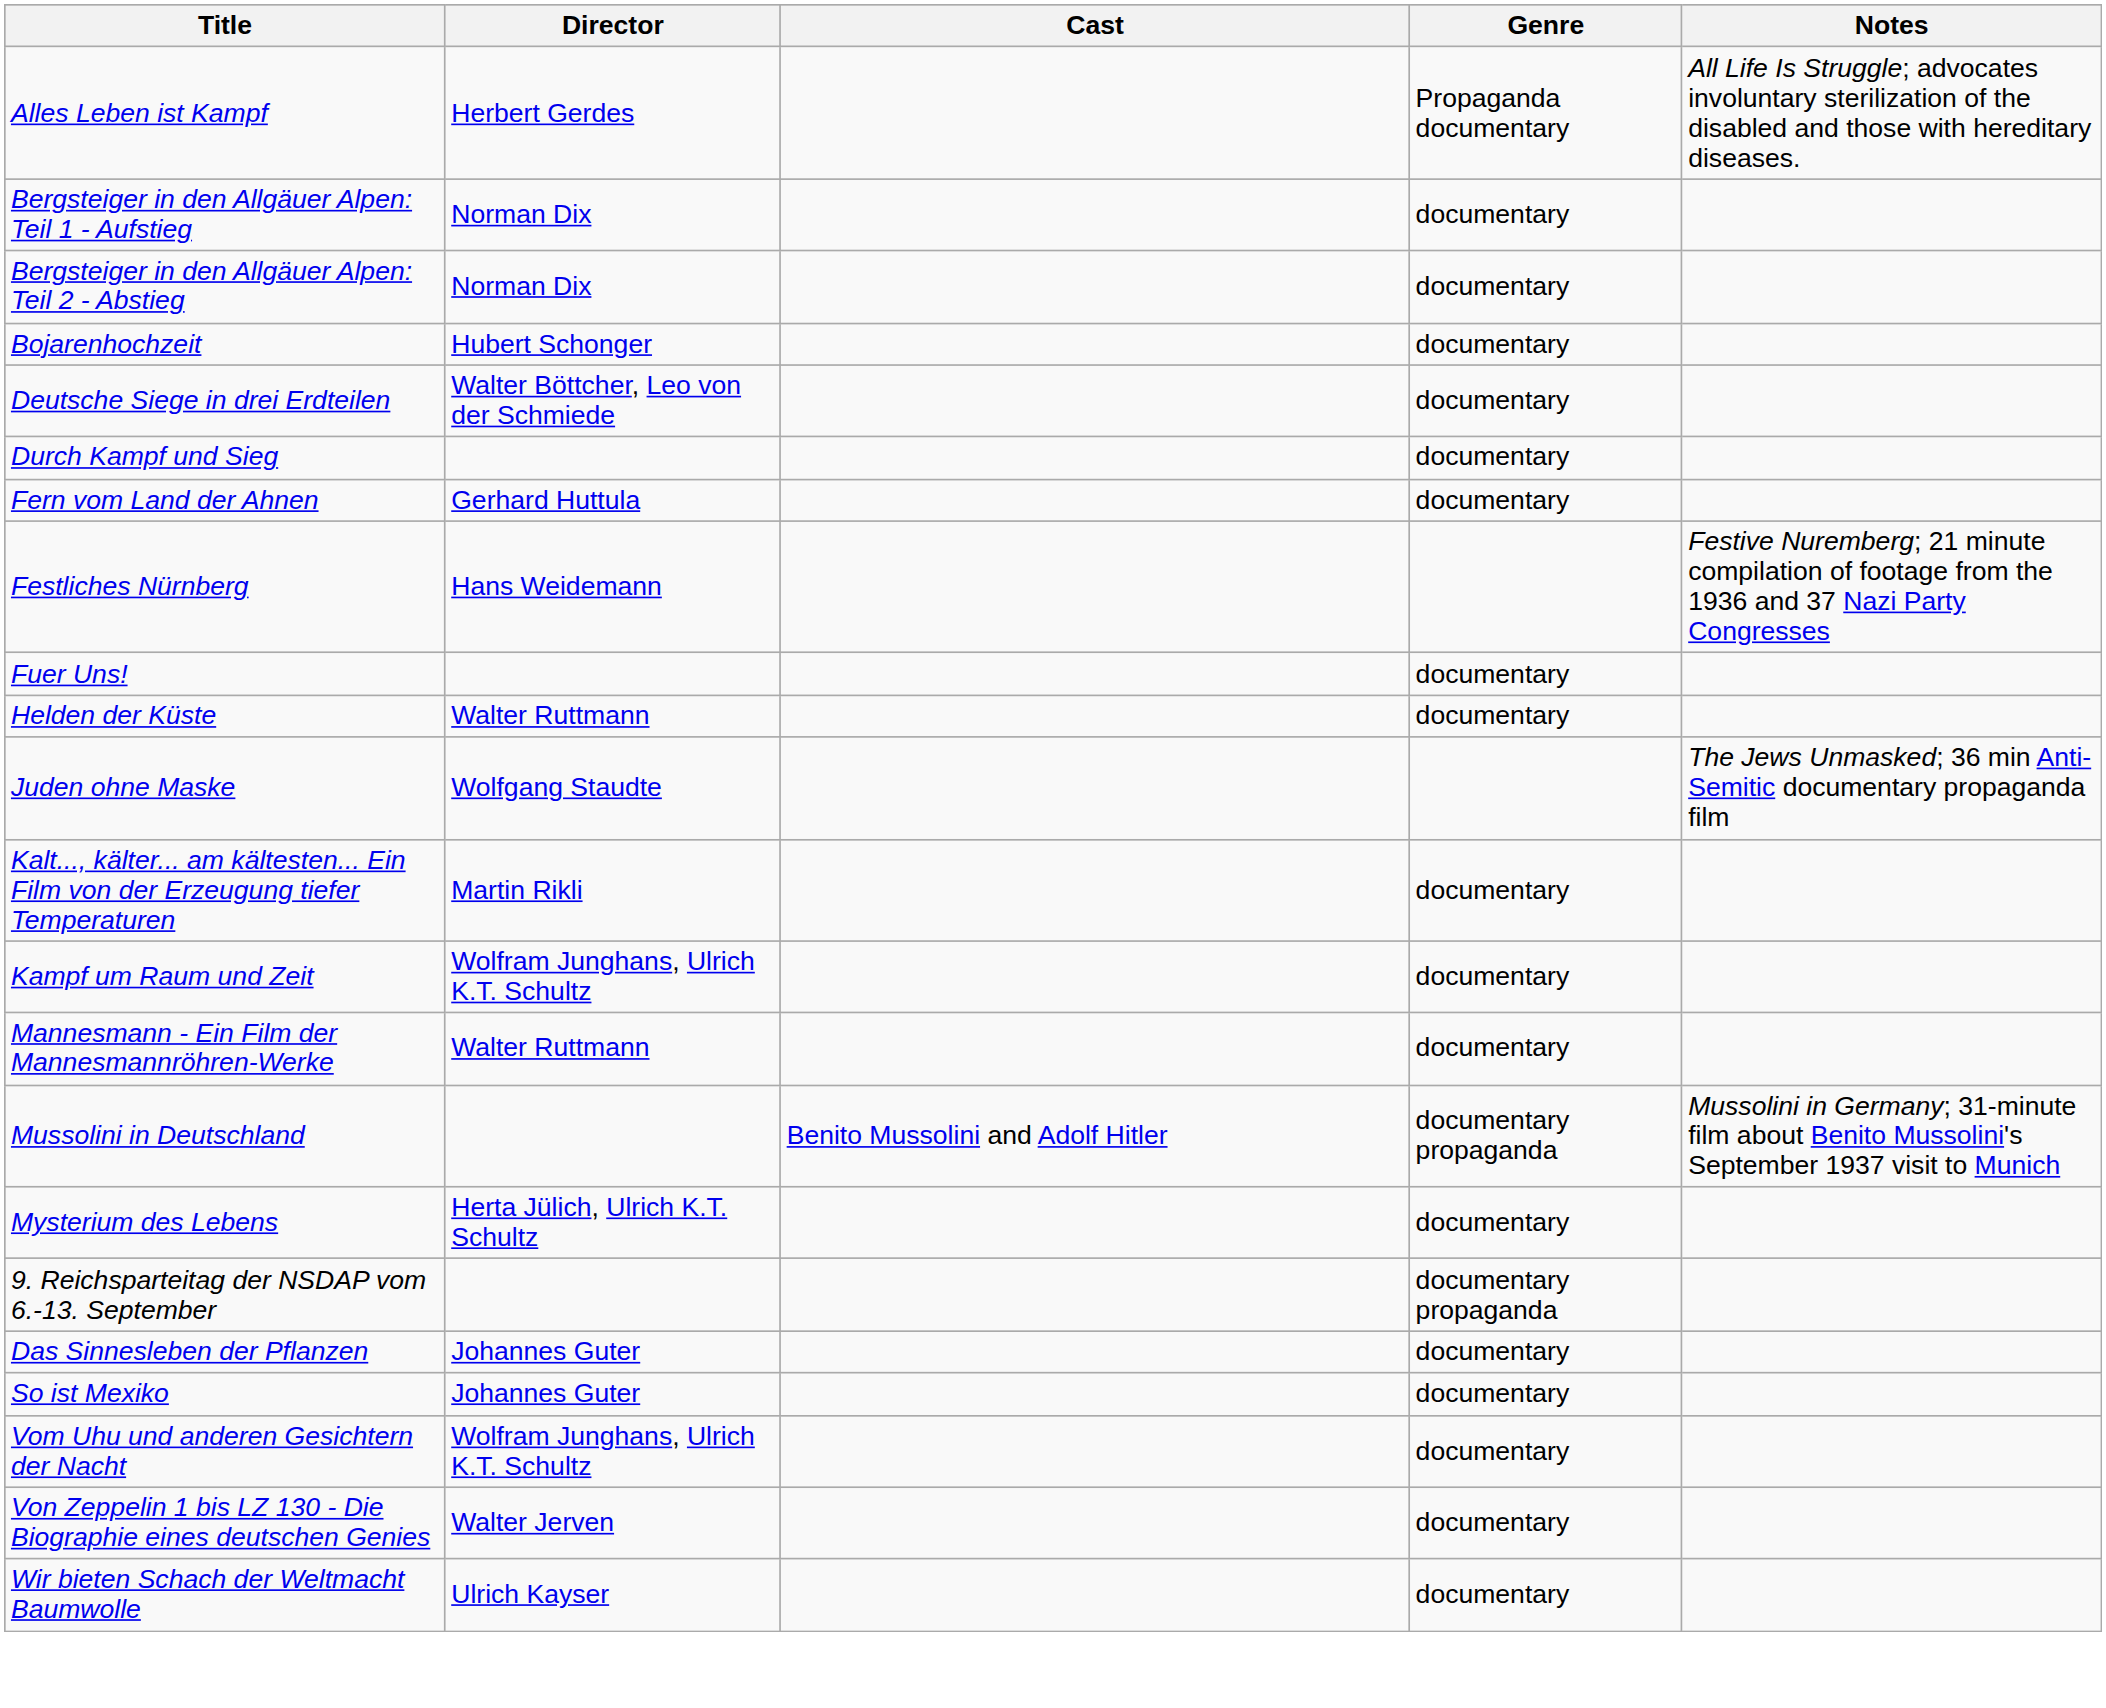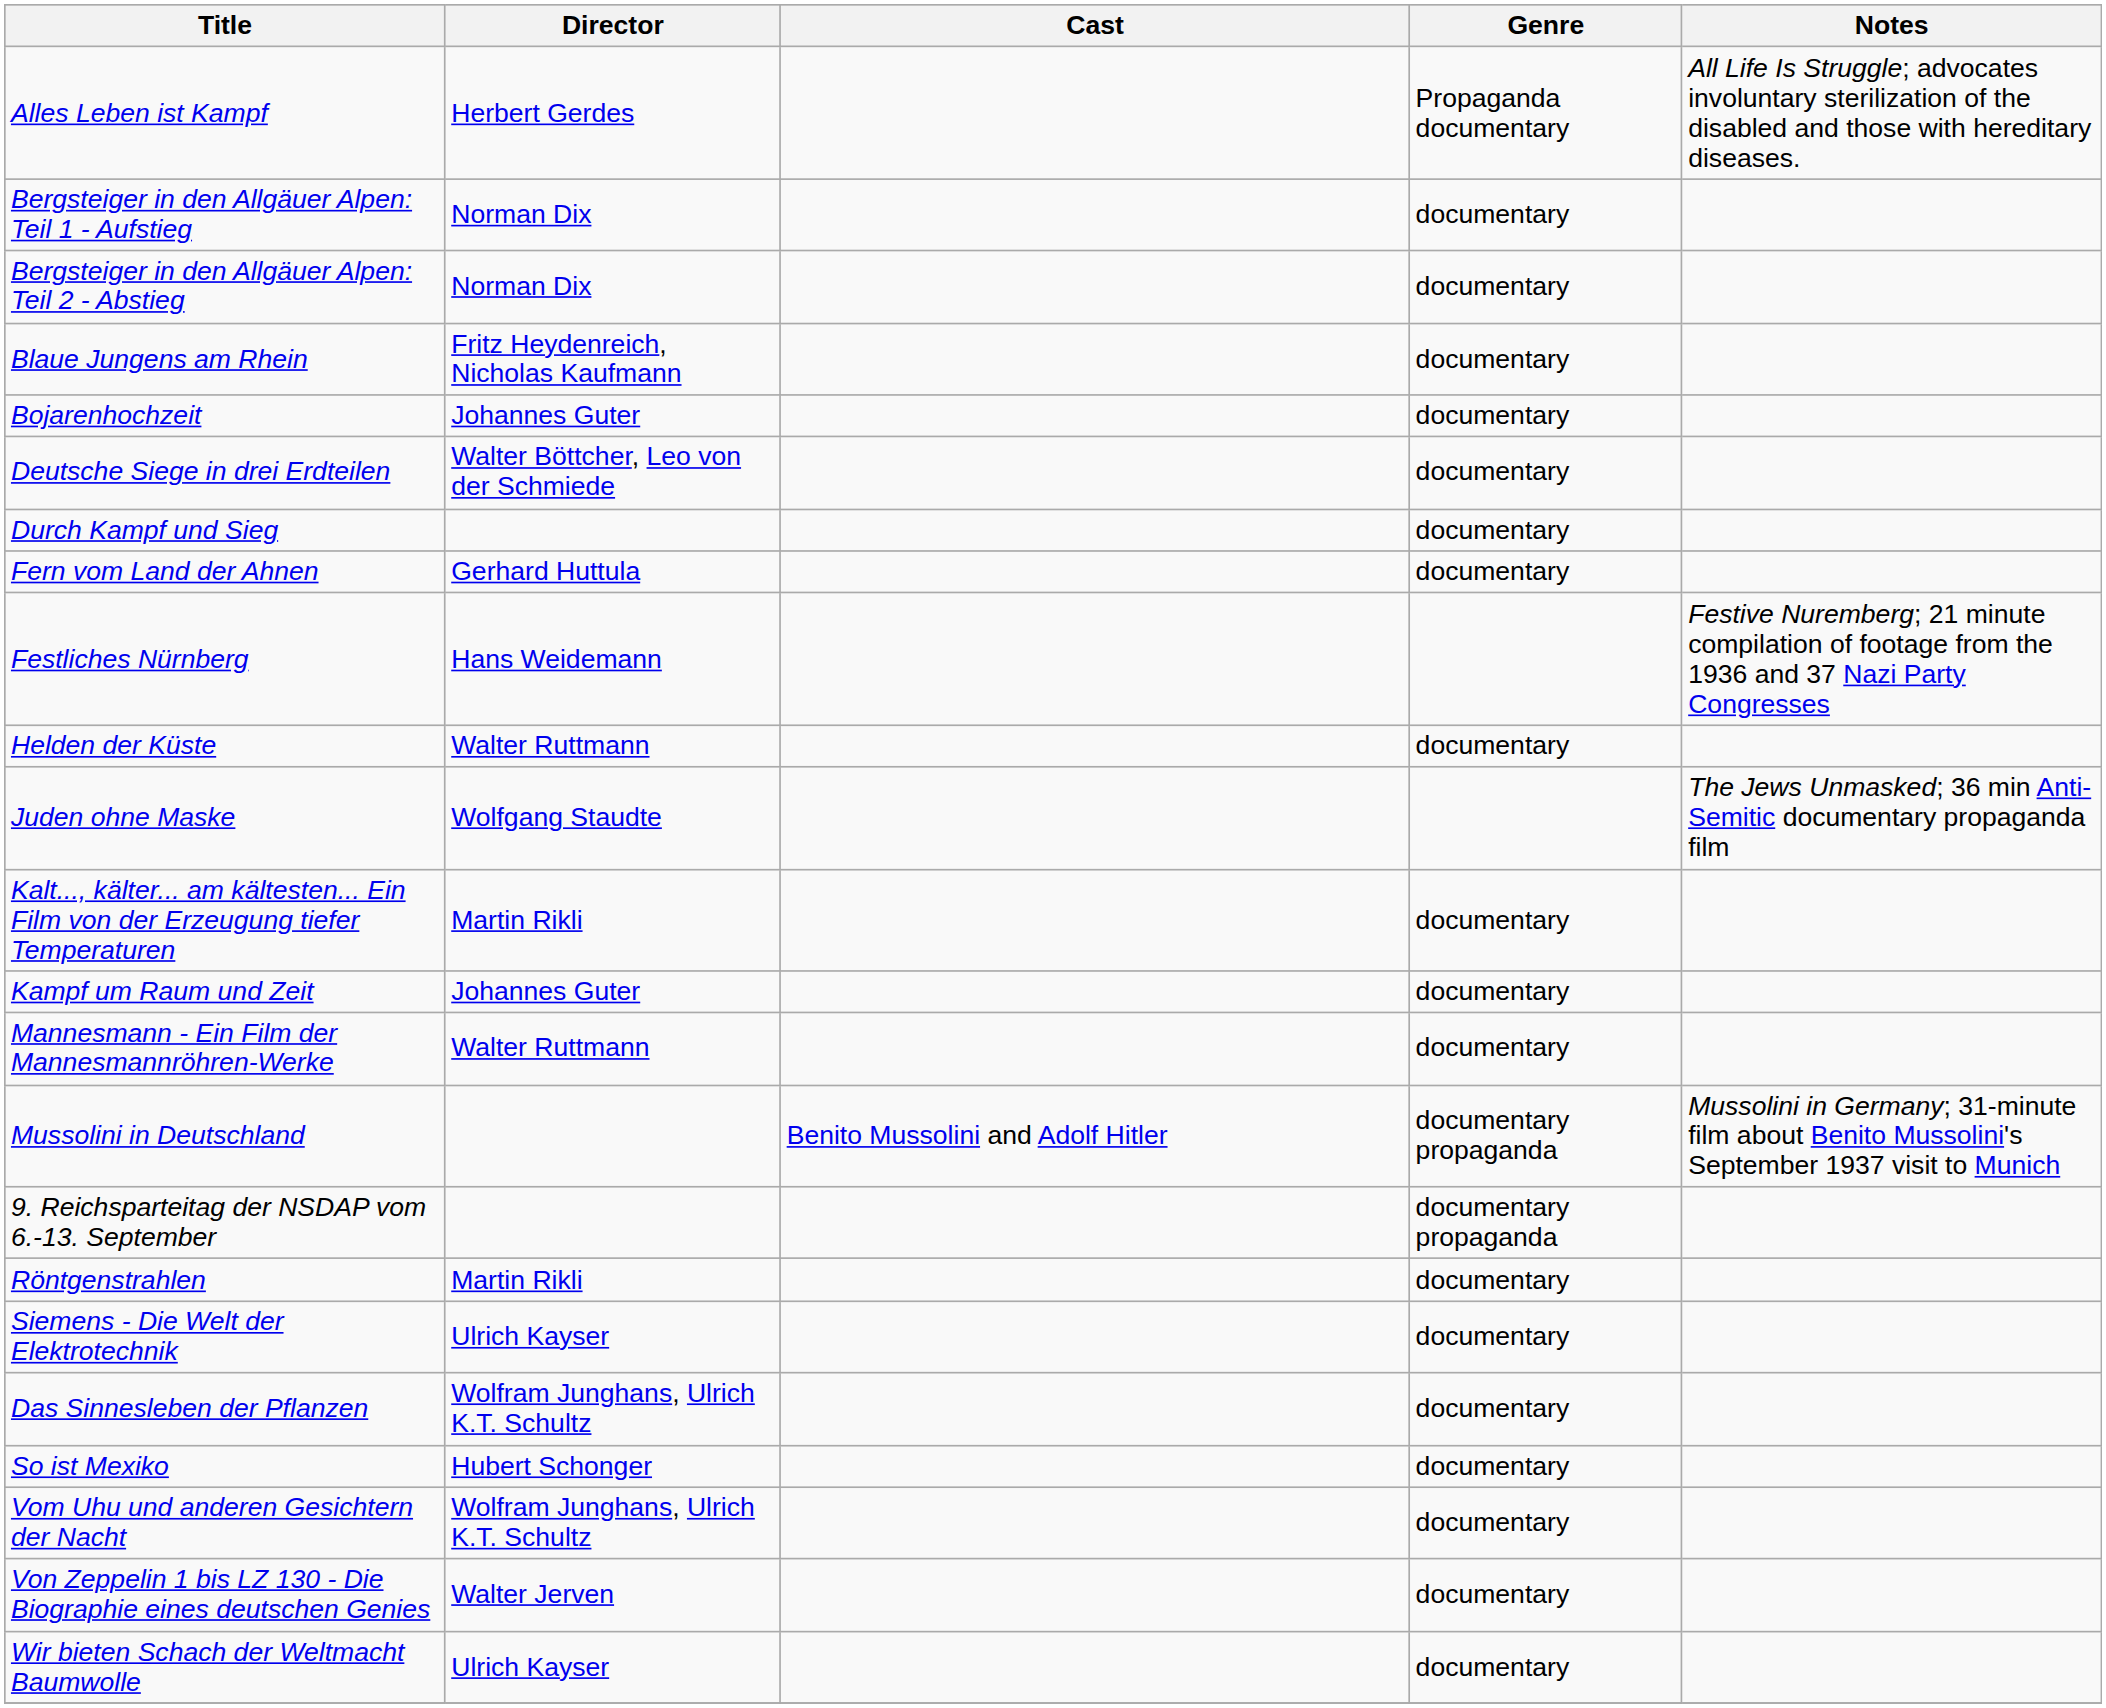+ row: (159, 358)
(552, 343) Hubert Schonger -> (546, 415) Johannes Guter
- row: (69, 673)
(603, 976) Wolfram Junghans, Ulrich K.T. Schultz -> (546, 991) Johannes Guter
- row: (145, 1222)
+ row: (108, 1279)
+ row: (147, 1336)
(546, 1351) Johannes Guter -> (603, 1408) Wolfram Junghans, Ulrich K.T. Schultz
(546, 1393) Johannes Guter -> (552, 1465) Hubert Schonger
